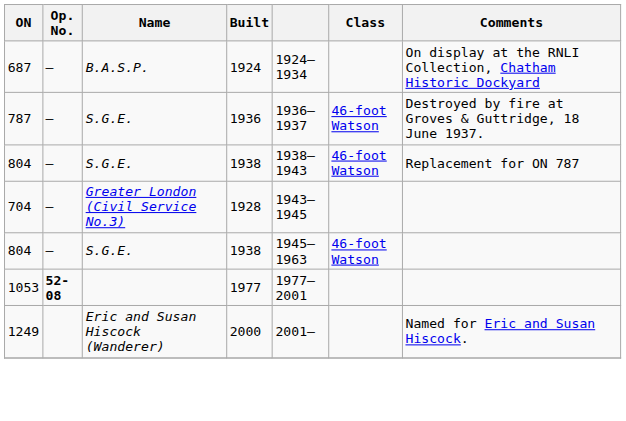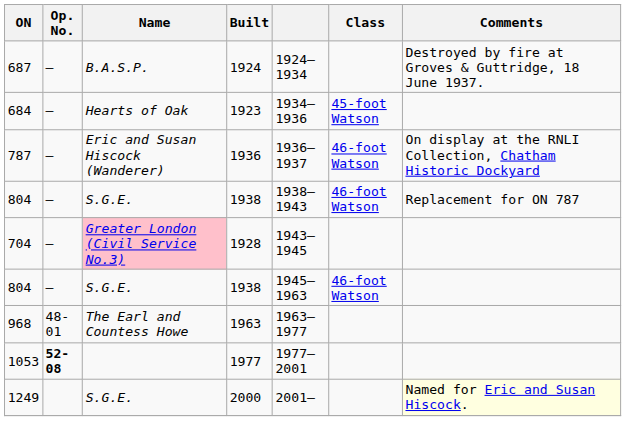(492, 67) On display at the RNLI Collection, Chatham Historic Dockyard -> (492, 67) Destroyed by fire at Groves & Guttridge, 18 June 1937.
+ row: (19, 111)
(109, 119) S.G.E. -> (141, 155) Eric and Susan Hiscock (Wanderer)
(492, 119) Destroyed by fire at Groves & Guttridge, 18 June 1937. -> (492, 155) On display at the RNLI Collection, Chatham Historic Dockyard
(141, 207) no background -> (141, 243) pink background
+ row: (19, 324)
(141, 332) Eric and Susan Hiscock (Wanderer) -> (109, 397) S.G.E.
(500, 332) no background -> (500, 397) lightyellow background
